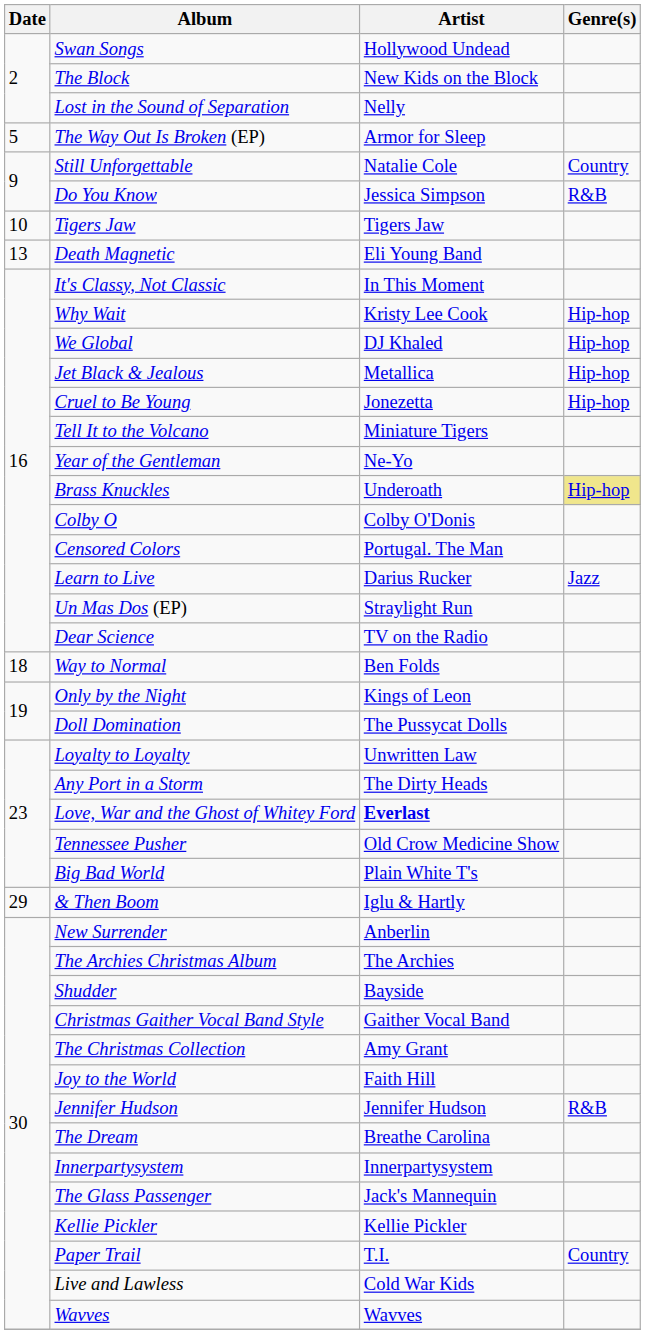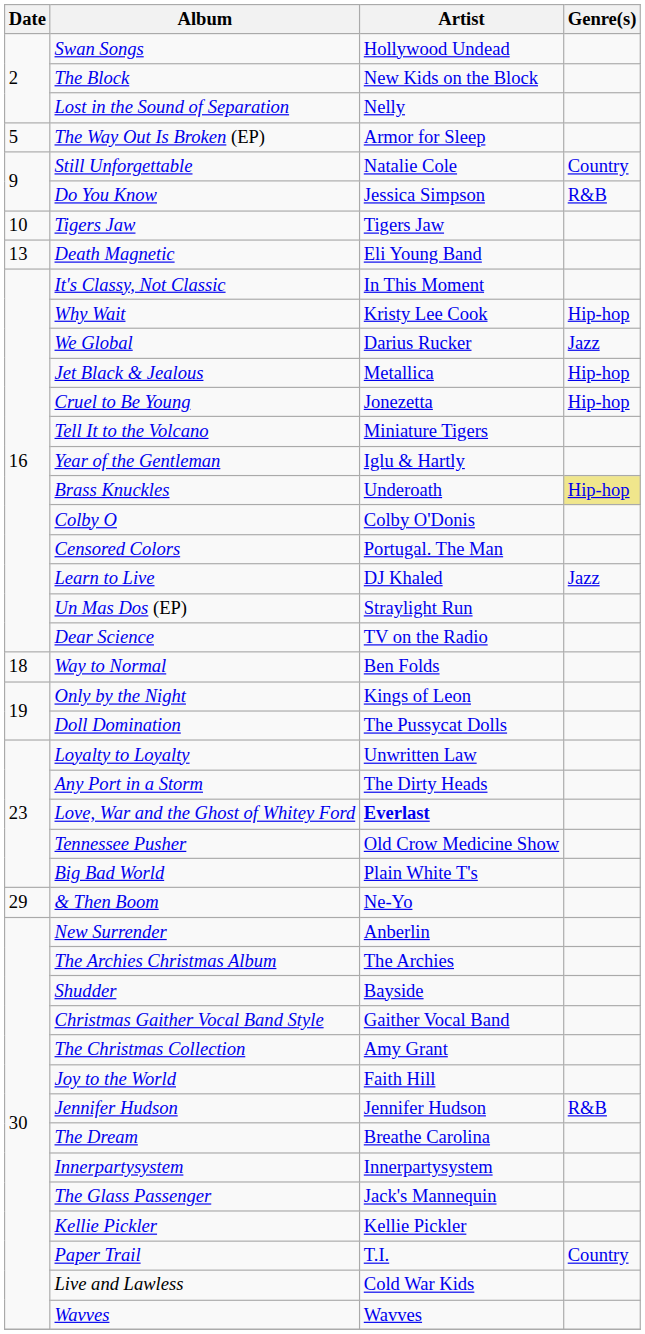(403, 343) DJ Khaled -> (418, 343) Darius Rucker
(599, 343) Hip-hop -> (584, 343) Jazz
(388, 460) Ne-Yo -> (414, 460) Iglu & Hartly
(418, 578) Darius Rucker -> (403, 578) DJ Khaled
(414, 902) Iglu & Hartly -> (388, 902) Ne-Yo
